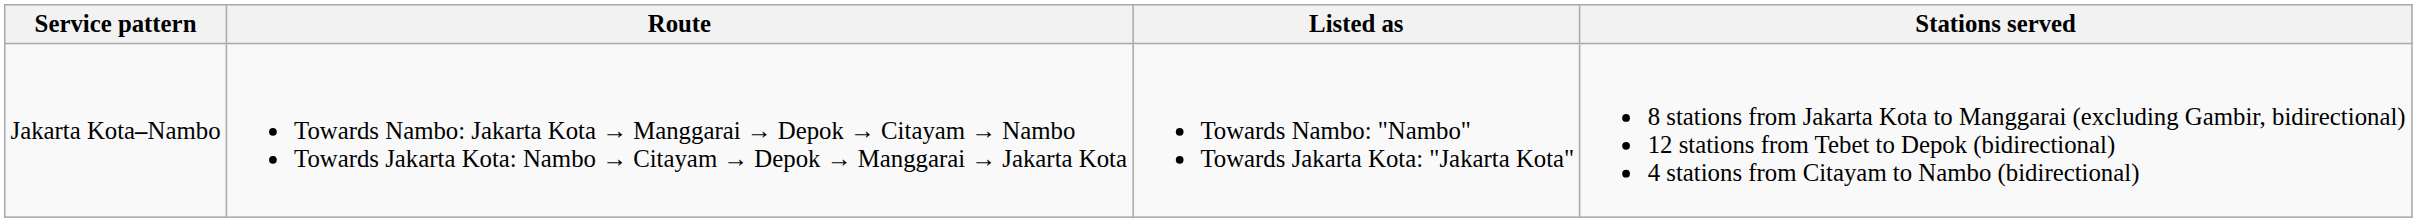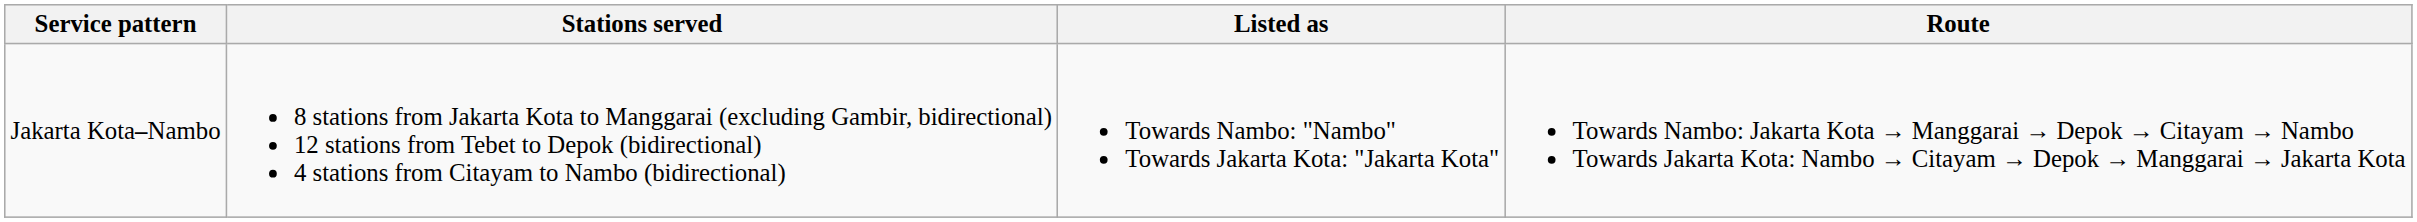columns swapped: (679, 24) <-> (1996, 24)
